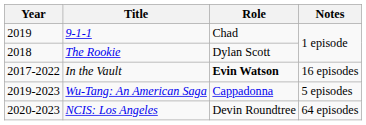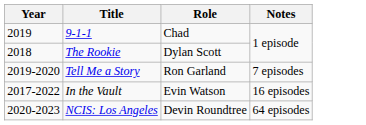+ row: (103, 71)
(246, 71) bold -> (194, 91) normal
- row: (136, 91)
